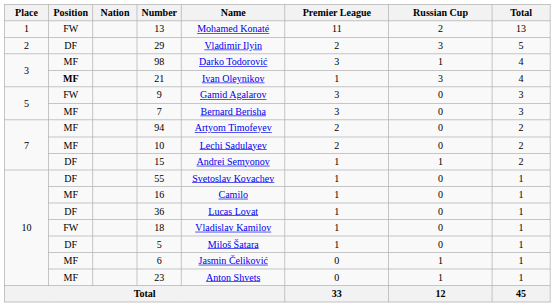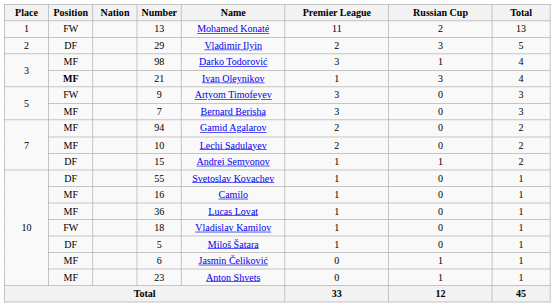(233, 95) Gamid Agalarov -> (233, 95) Artyom Timofeyev
(233, 128) Artyom Timofeyev -> (233, 128) Gamid Agalarov
(71, 211) DF -> (71, 211) MF
